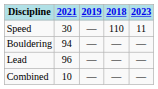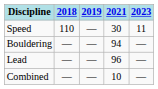columns swapped: (116, 12) <-> (67, 12)
